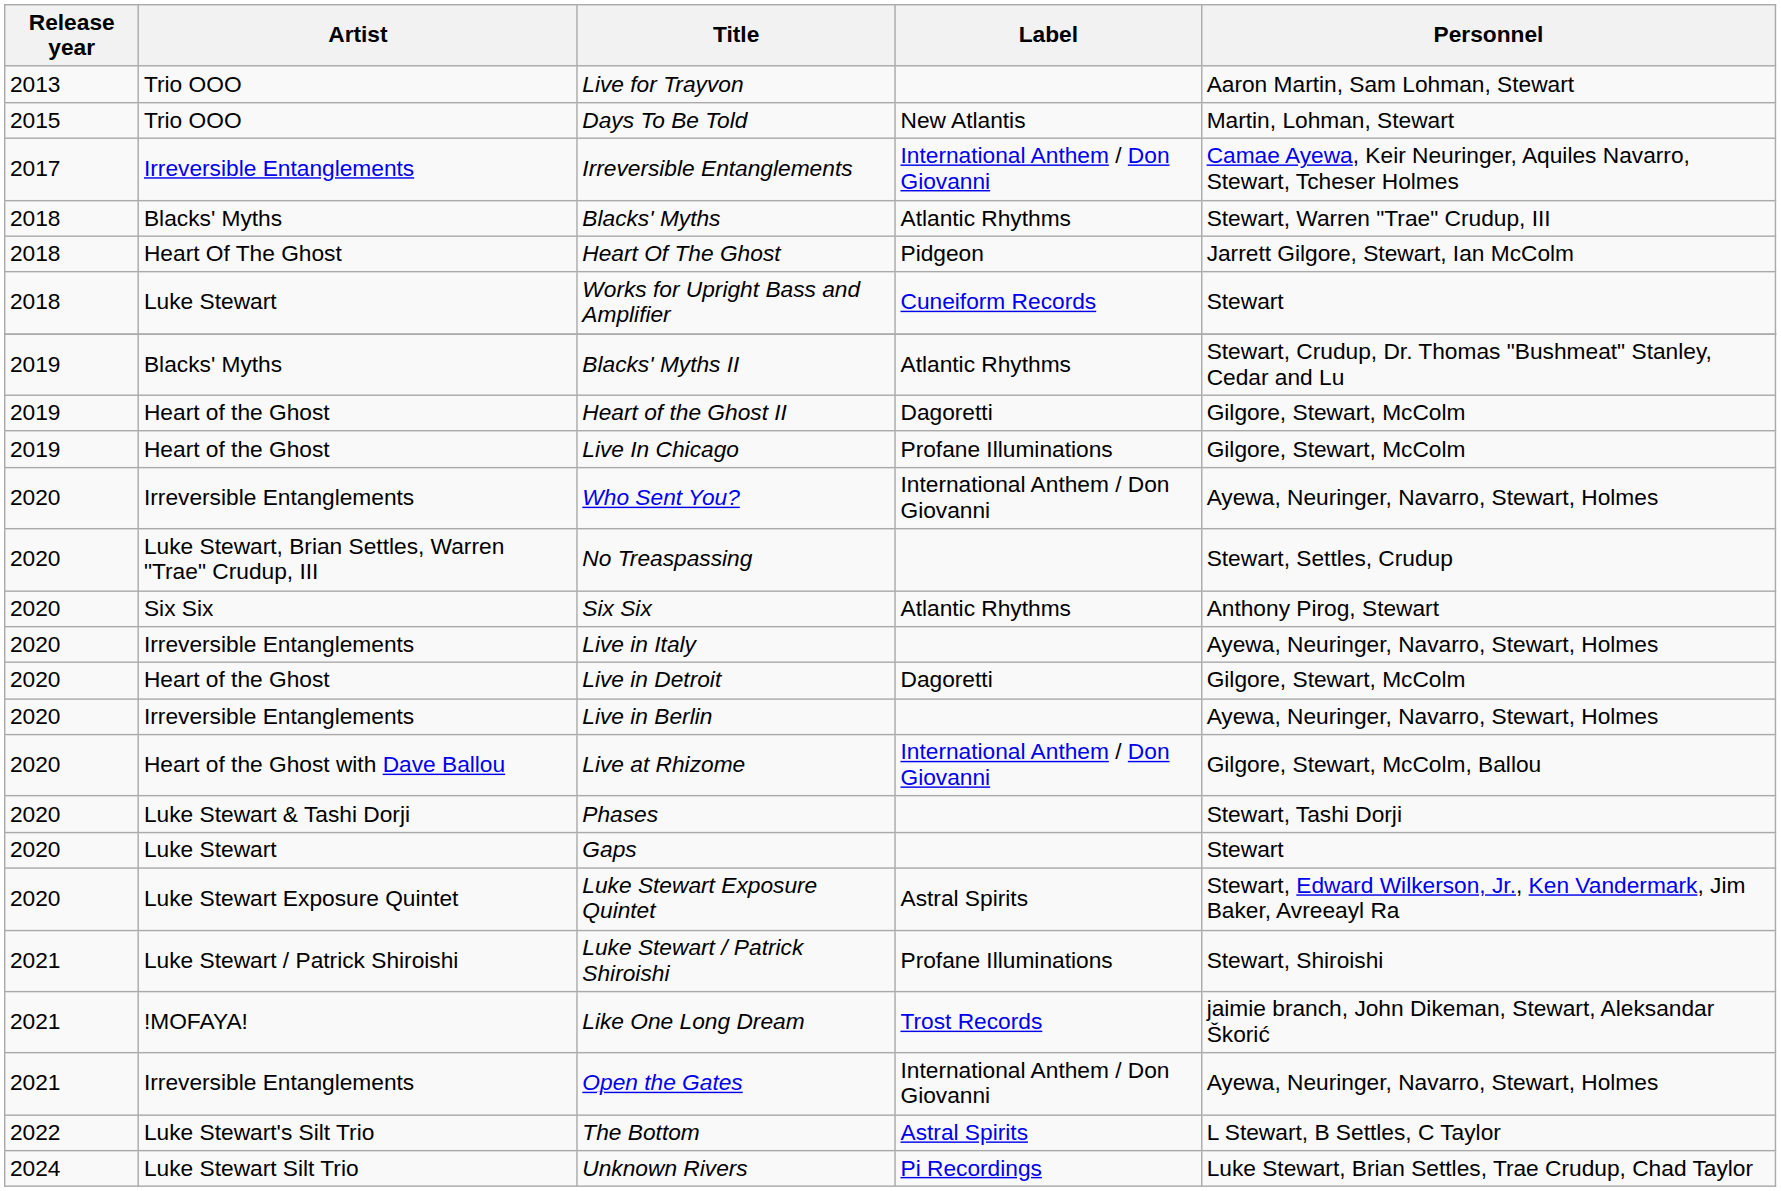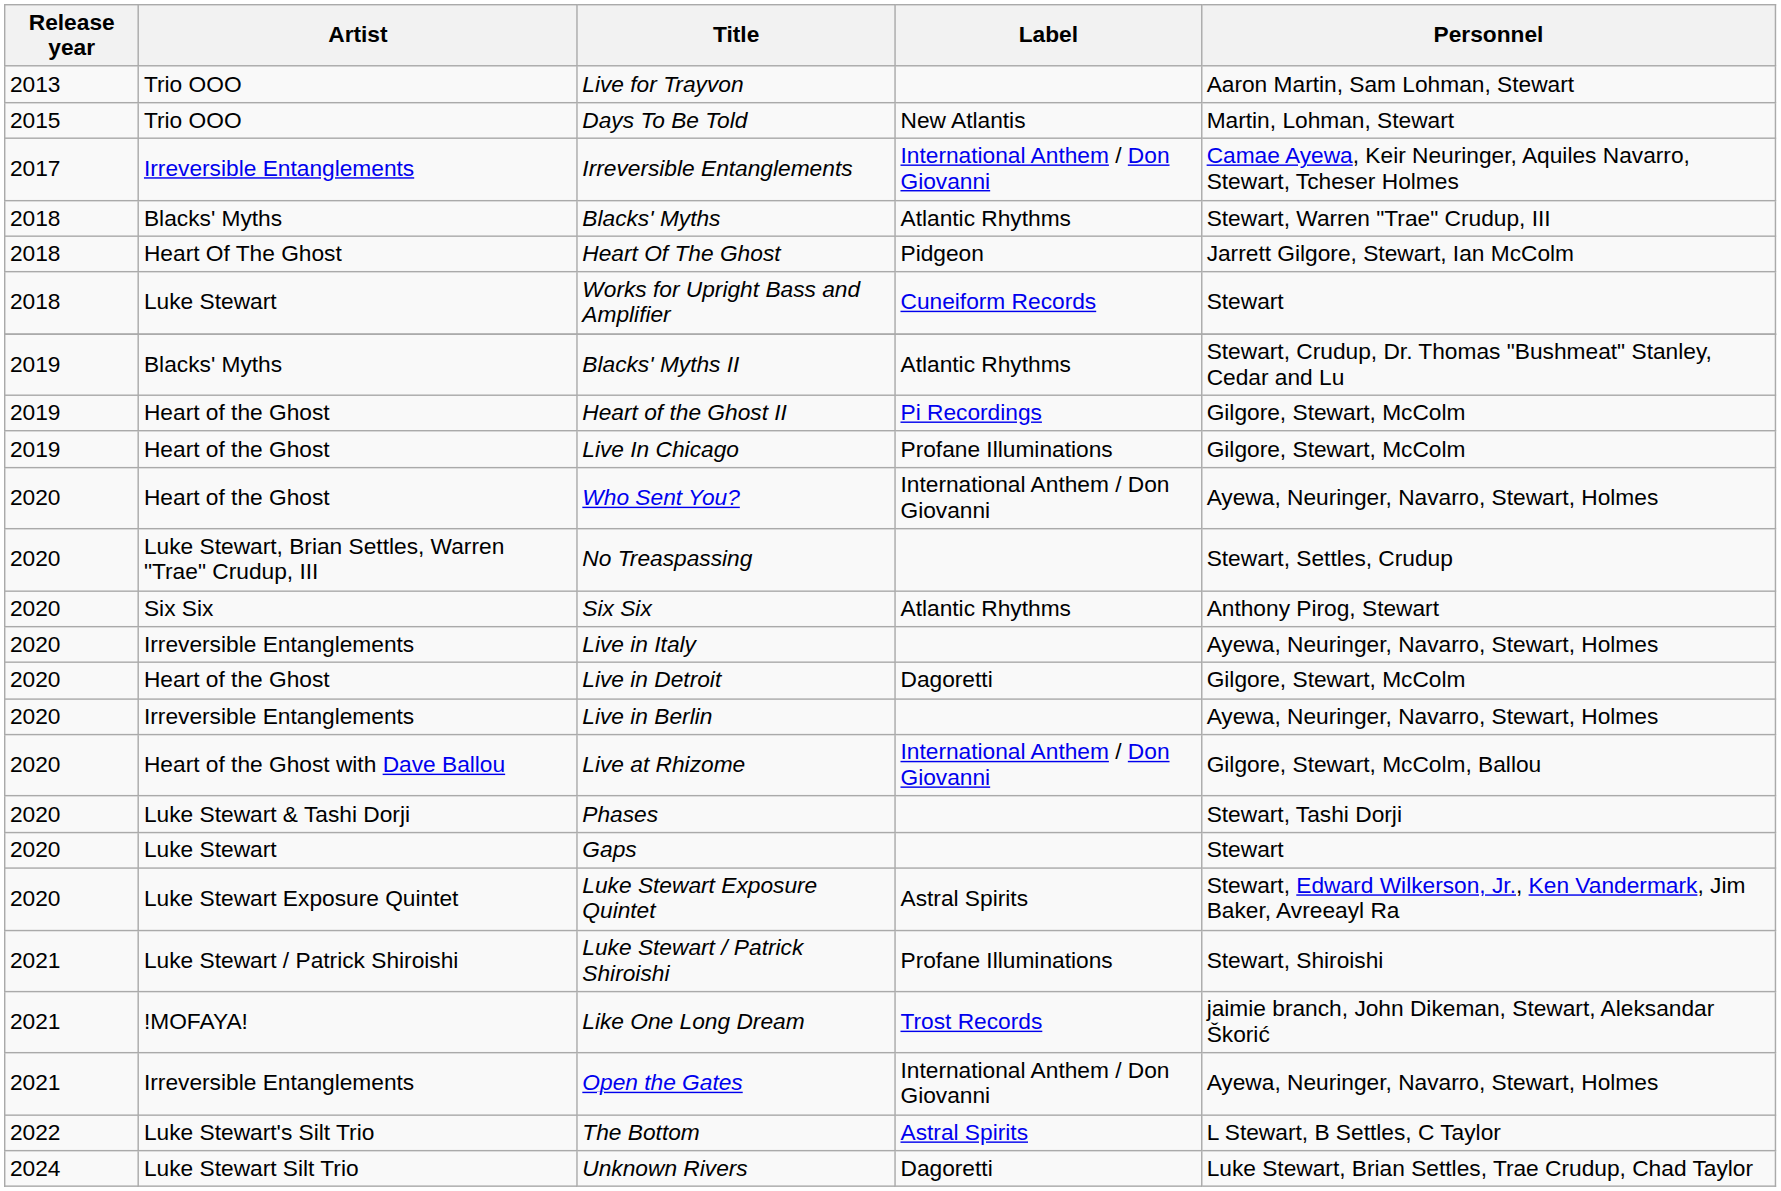(947, 413) Dagoretti -> (971, 413) Pi Recordings
(279, 497) Irreversible Entanglements -> (237, 497) Heart of the Ghost
(971, 1168) Pi Recordings -> (947, 1168) Dagoretti
